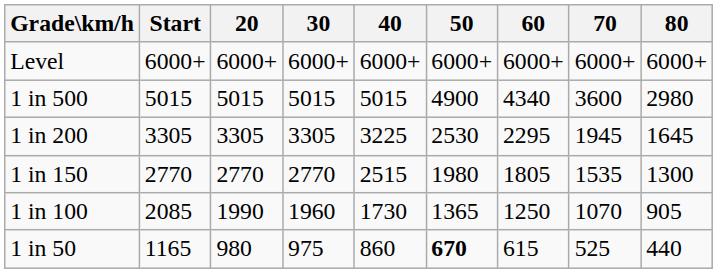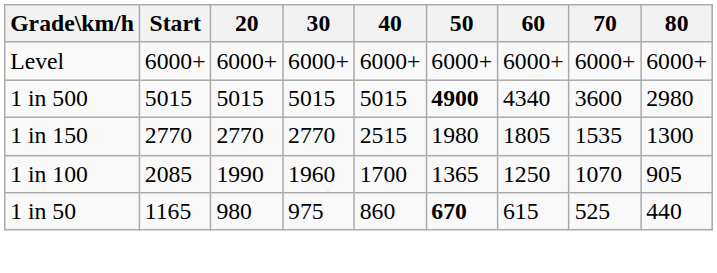(455, 98) normal -> (455, 98) bold
- row: (49, 135)
(383, 211) 1730 -> (383, 173) 1700
